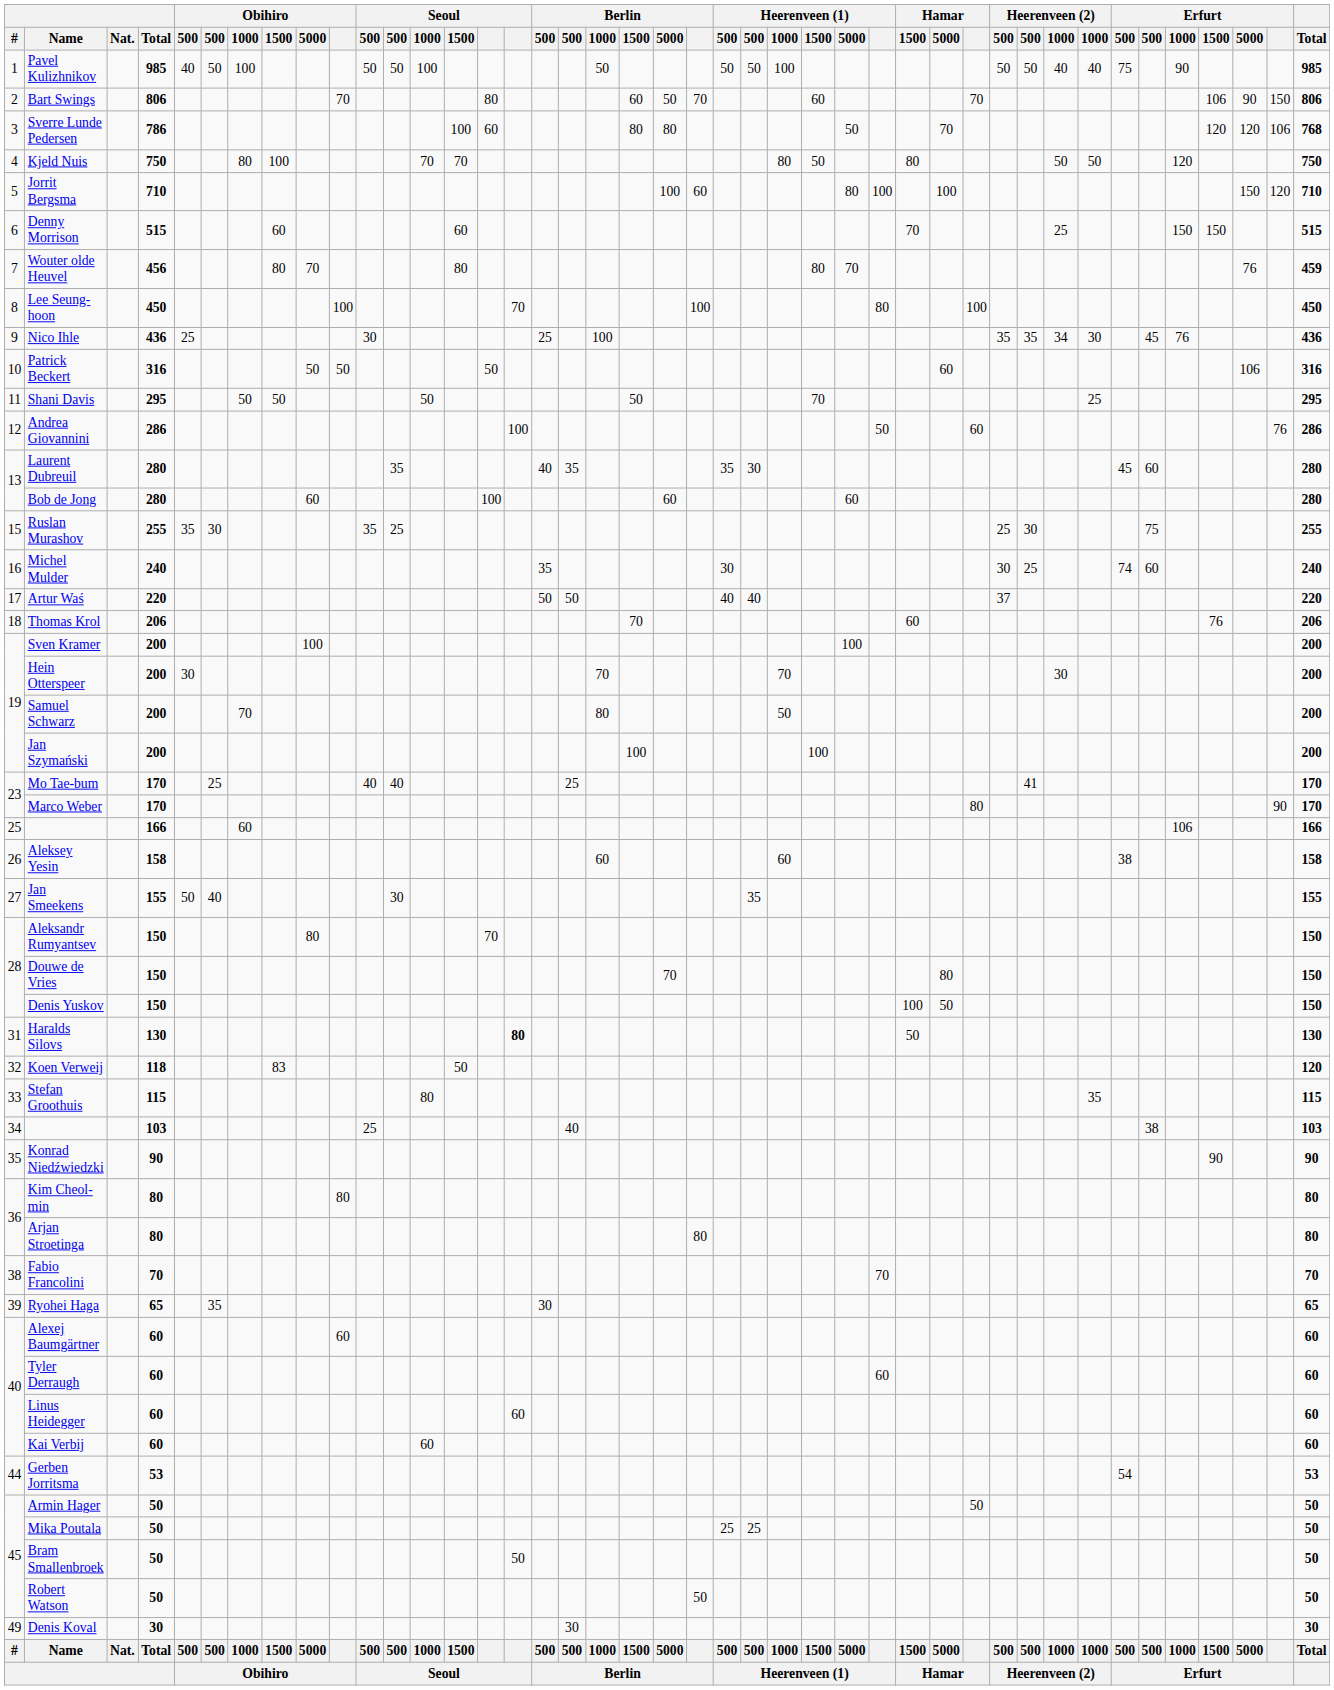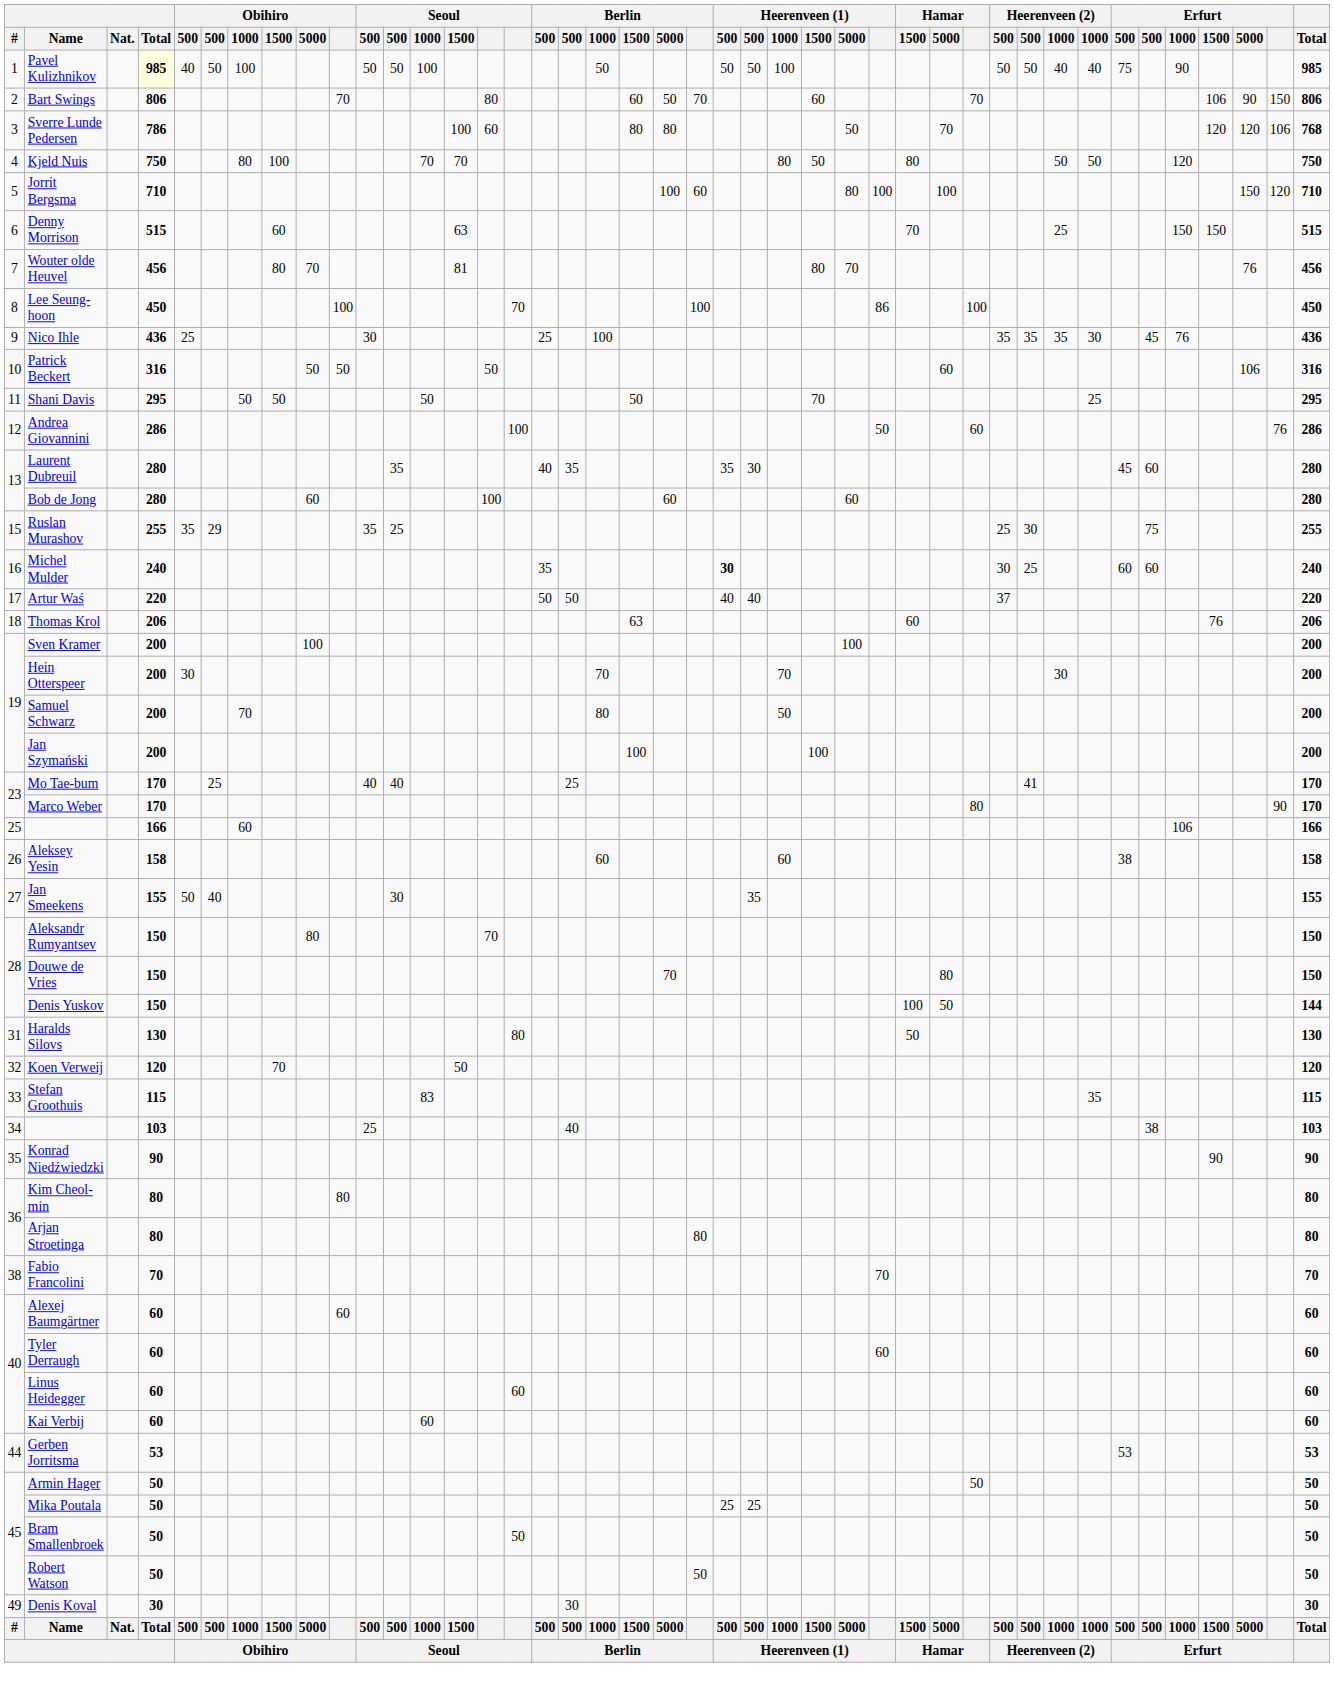(156, 69) no background -> (156, 69) lightyellow background
(461, 230) 60 -> (461, 230) 63
(461, 269) 80 -> (461, 269) 81
(1312, 269) 459 -> (1312, 269) 456
(882, 308) 80 -> (882, 308) 86
(1061, 338) 34 -> (1061, 338) 35
(215, 530) 30 -> (215, 530) 29
(727, 569) normal -> (727, 569) bold
(1125, 569) 74 -> (1125, 569) 60
(636, 622) 70 -> (636, 622) 63
(1312, 1006) 150 -> (1312, 1006) 144
(518, 1036) bold -> (518, 1036) normal
(156, 1067) 118 -> (156, 1067) 120
(279, 1067) 83 -> (279, 1067) 70
(427, 1098) 80 -> (427, 1098) 83
- row: (15, 1306)
(1125, 1475) 54 -> (1125, 1453) 53
